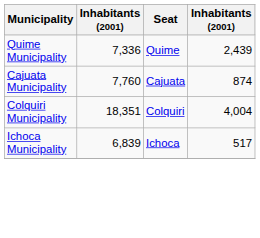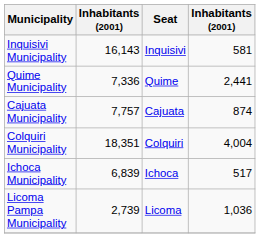+ row: (37, 50)
(238, 50) 2,439 -> (238, 81) 2,441
(127, 81) 7,760 -> (125, 112) 7,757
+ row: (37, 211)
